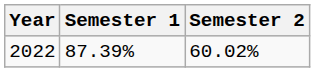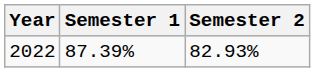(224, 52) 60.02% -> (224, 52) 82.93%
